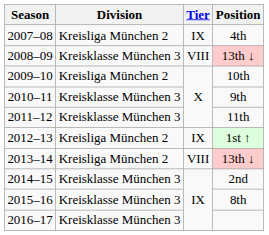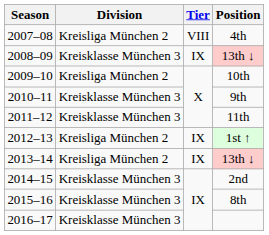(198, 35) IX -> (198, 35) VIII
(198, 55) VIII -> (198, 55) IX
(198, 158) VIII -> (198, 158) IX
